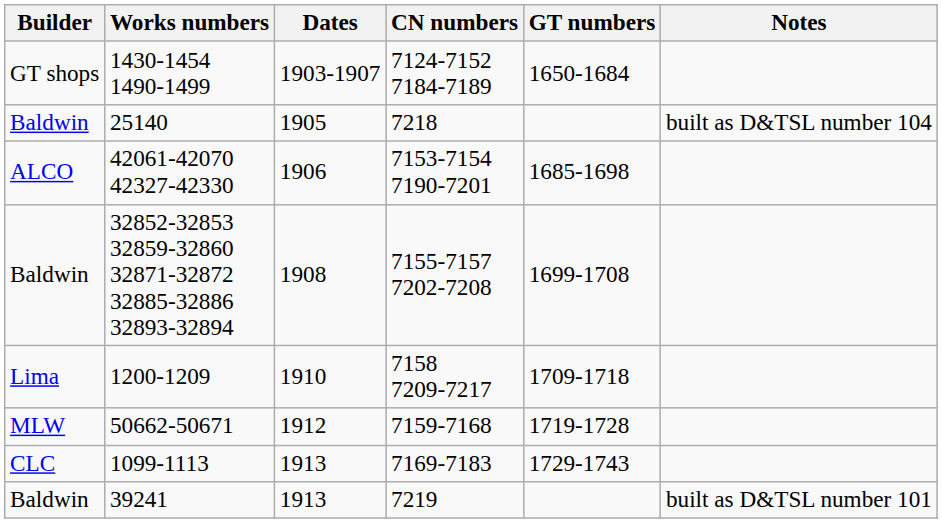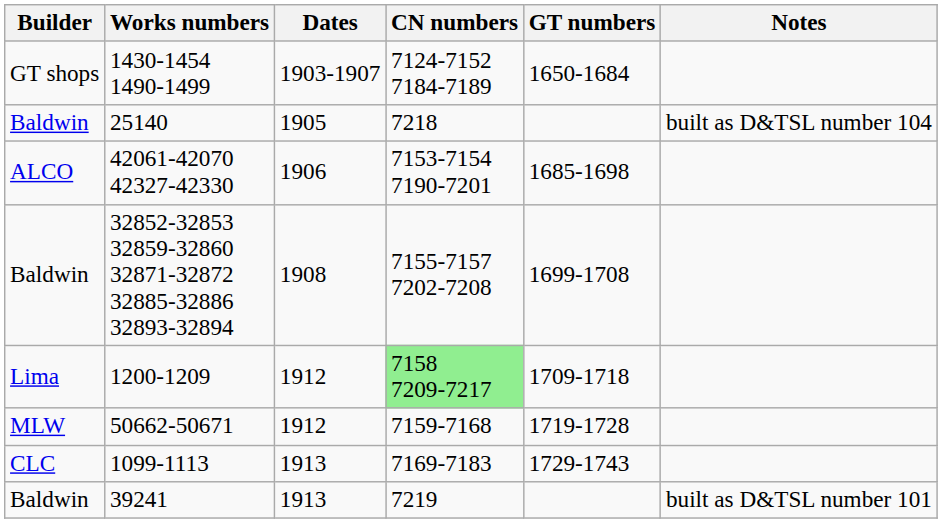(303, 376) 1910 -> (303, 376) 1912
(441, 376) no background -> (441, 376) lightgreen background
